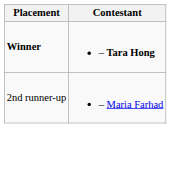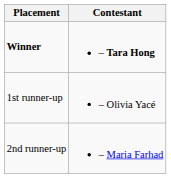+ row: (35, 97)
